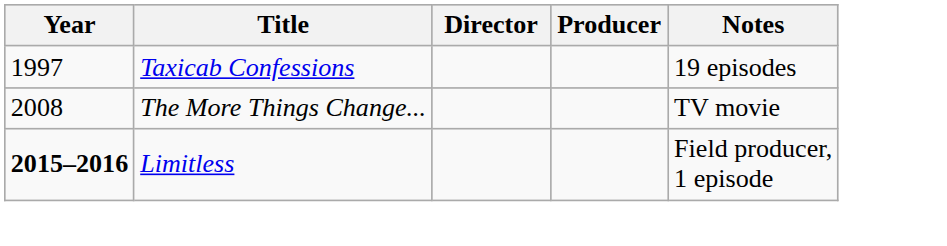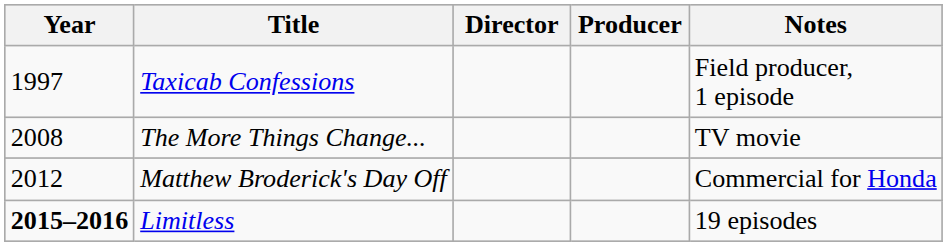(735, 66) 19 episodes -> (774, 81) Field producer, 1 episode
+ row: (294, 178)
(753, 163) Field producer, 1 episode -> (756, 219) 19 episodes
